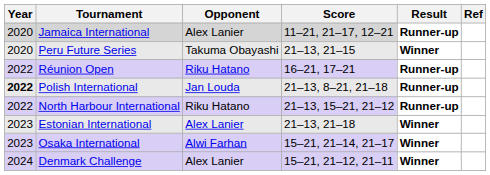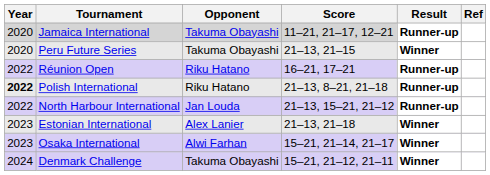(214, 32) Alex Lanier -> (232, 32) Takuma Obayashi
(212, 88) Jan Louda -> (217, 88) Riku Hatano
(217, 106) Riku Hatano -> (212, 106) Jan Louda
(214, 161) Alex Lanier -> (232, 161) Takuma Obayashi
